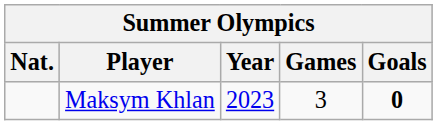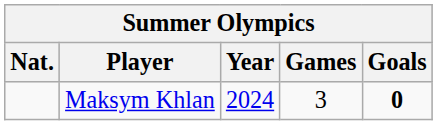(250, 100) 2023 -> (250, 100) 2024
